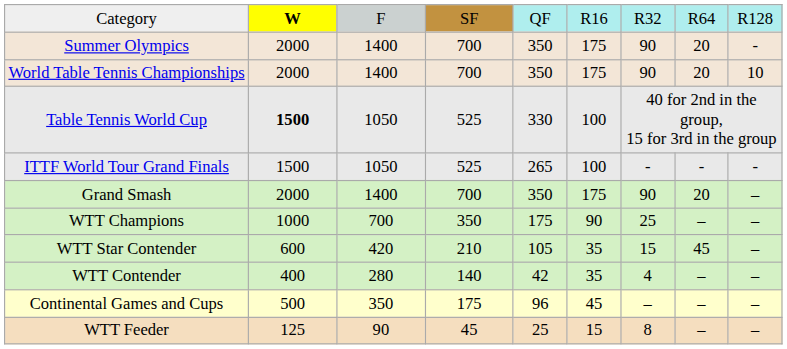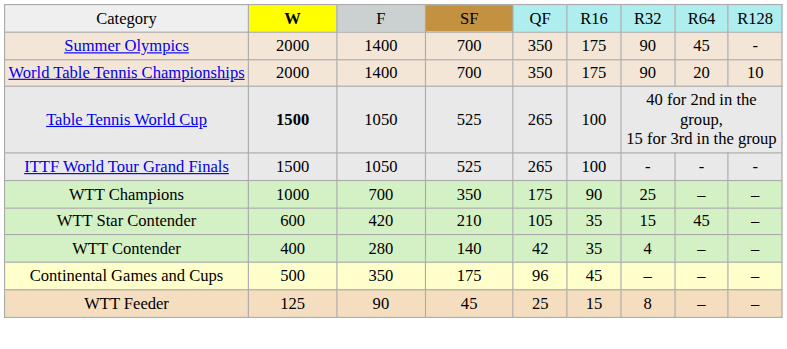(701, 45) 20 -> (701, 45) 45
(540, 120) 330 -> (540, 120) 265
- row: (127, 194)
